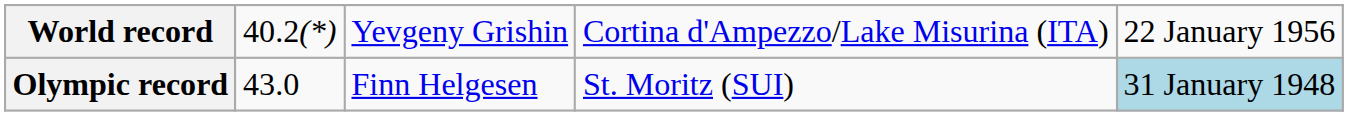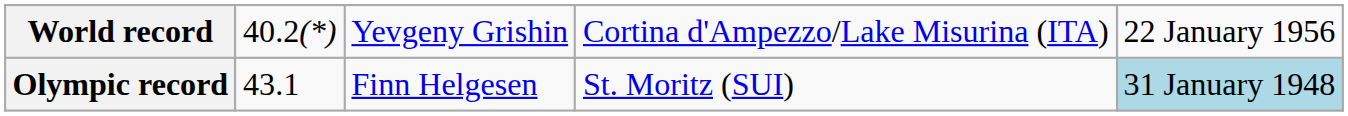(271, 84) 43.0 -> (271, 84) 43.1
